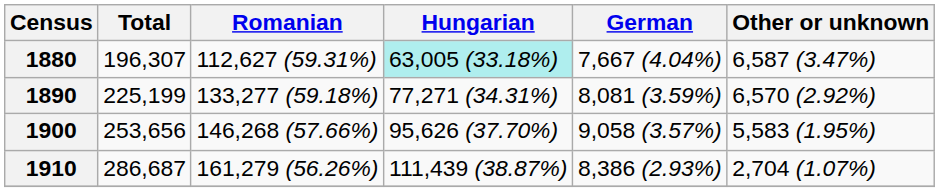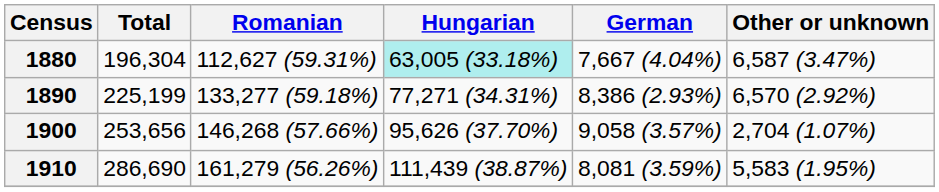(145, 58) 196,307 -> (145, 58) 196,304
(650, 95) 8,081 (3.59%) -> (650, 95) 8,386 (2.93%)
(804, 131) 5,583 (1.95%) -> (804, 131) 2,704 (1.07%)
(145, 167) 286,687 -> (145, 167) 286,690
(650, 167) 8,386 (2.93%) -> (650, 167) 8,081 (3.59%)
(804, 167) 2,704 (1.07%) -> (804, 167) 5,583 (1.95%)
